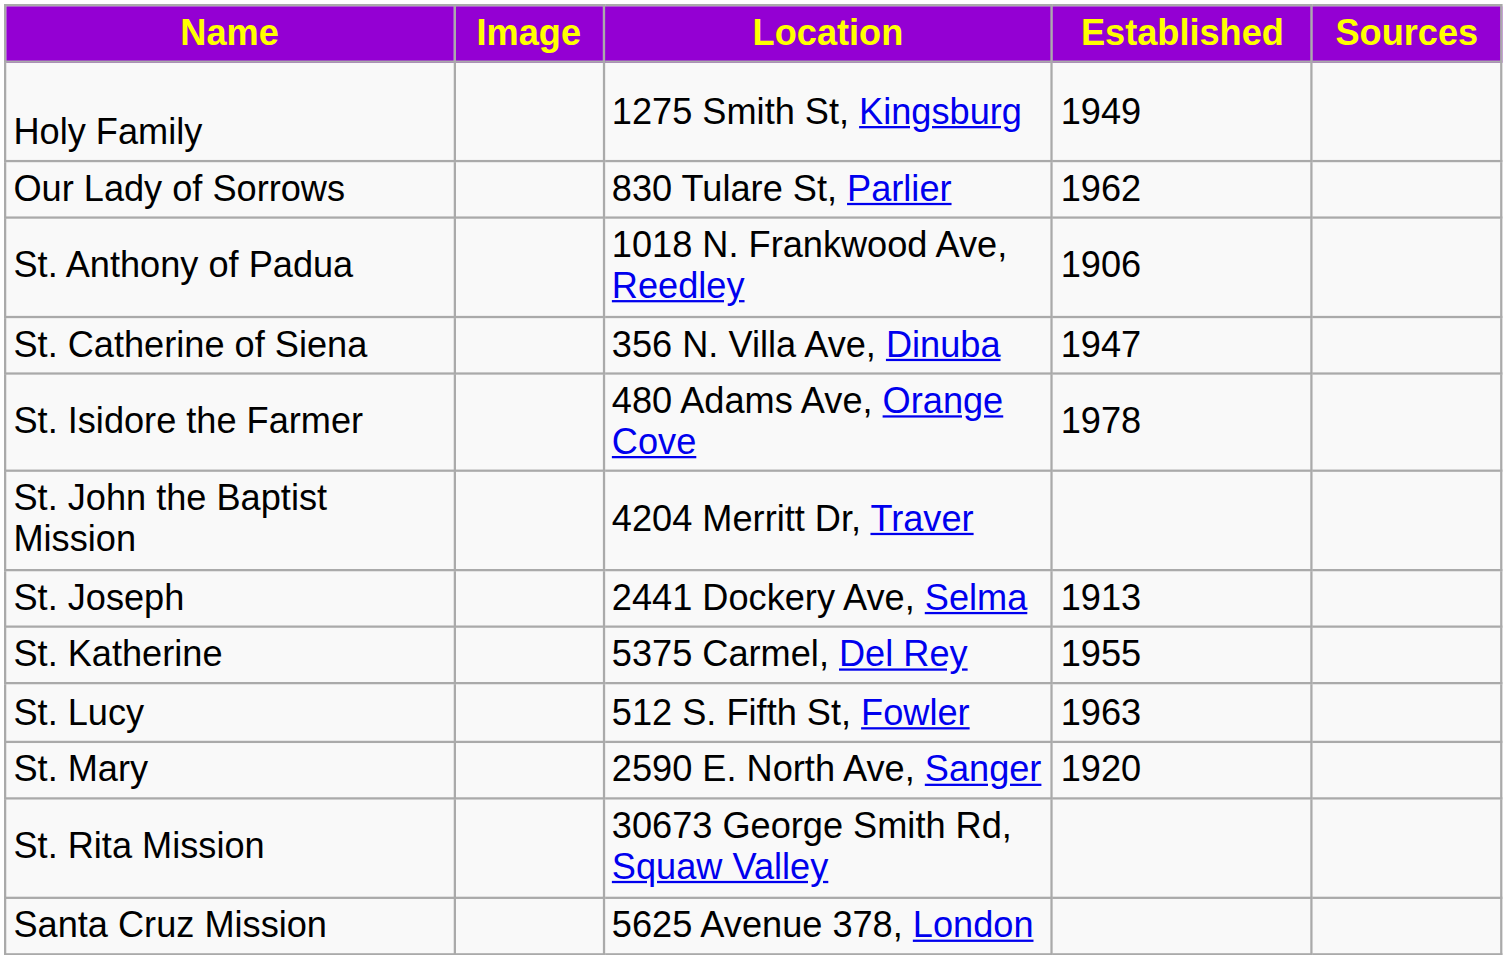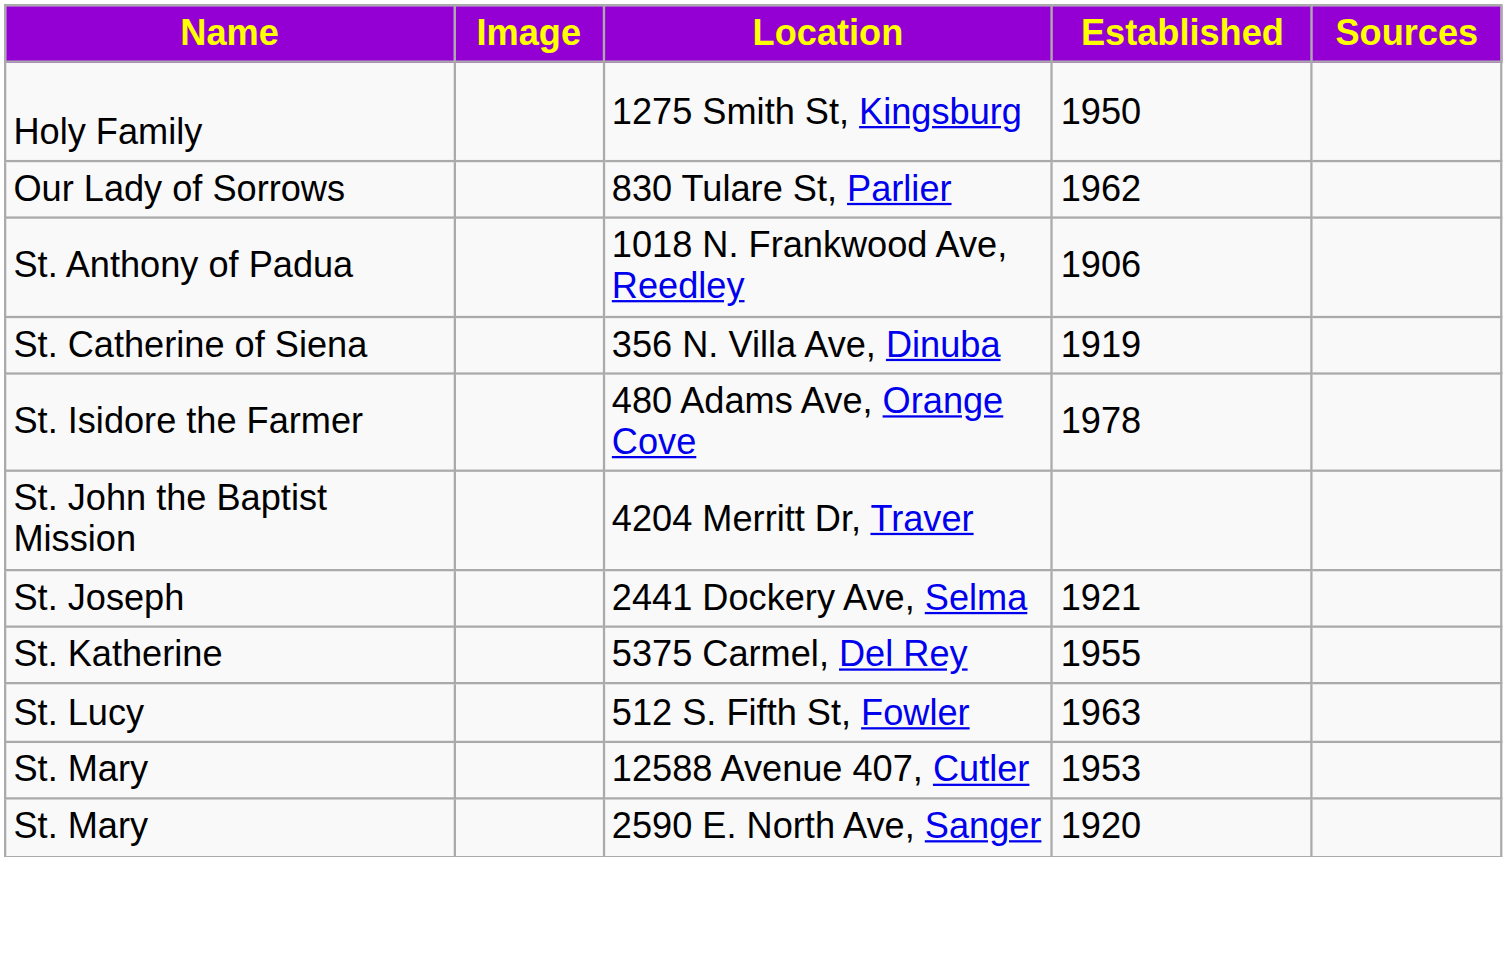(1101, 110) 1949 -> (1101, 110) 1950
(1101, 343) 1947 -> (1101, 343) 1919
(1101, 597) 1913 -> (1101, 597) 1921
+ row: (821, 769)
- row: (812, 847)
- row: (823, 924)
